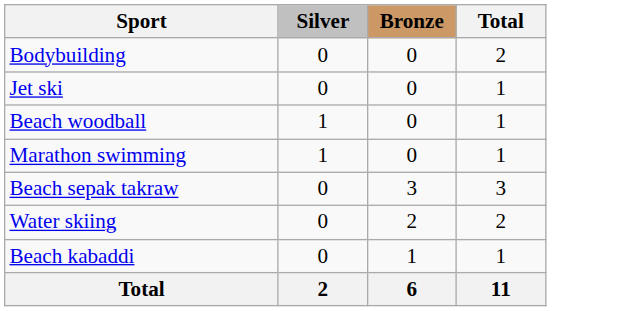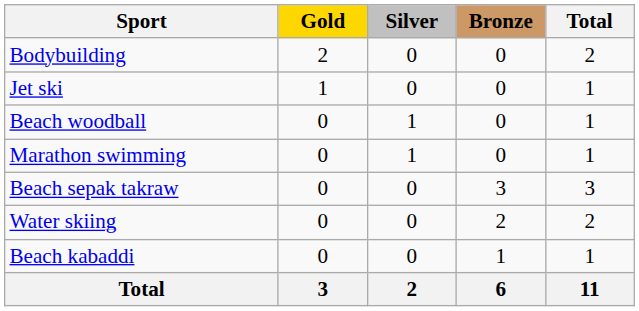+ column: (323, 21)
